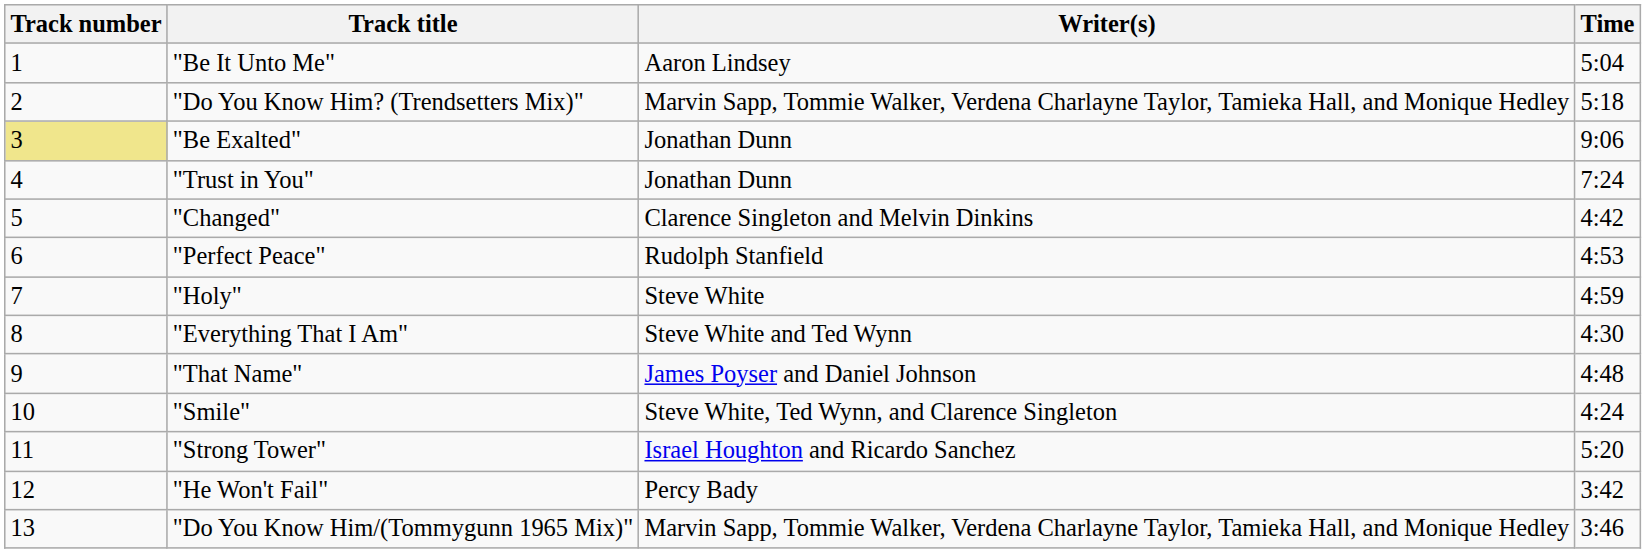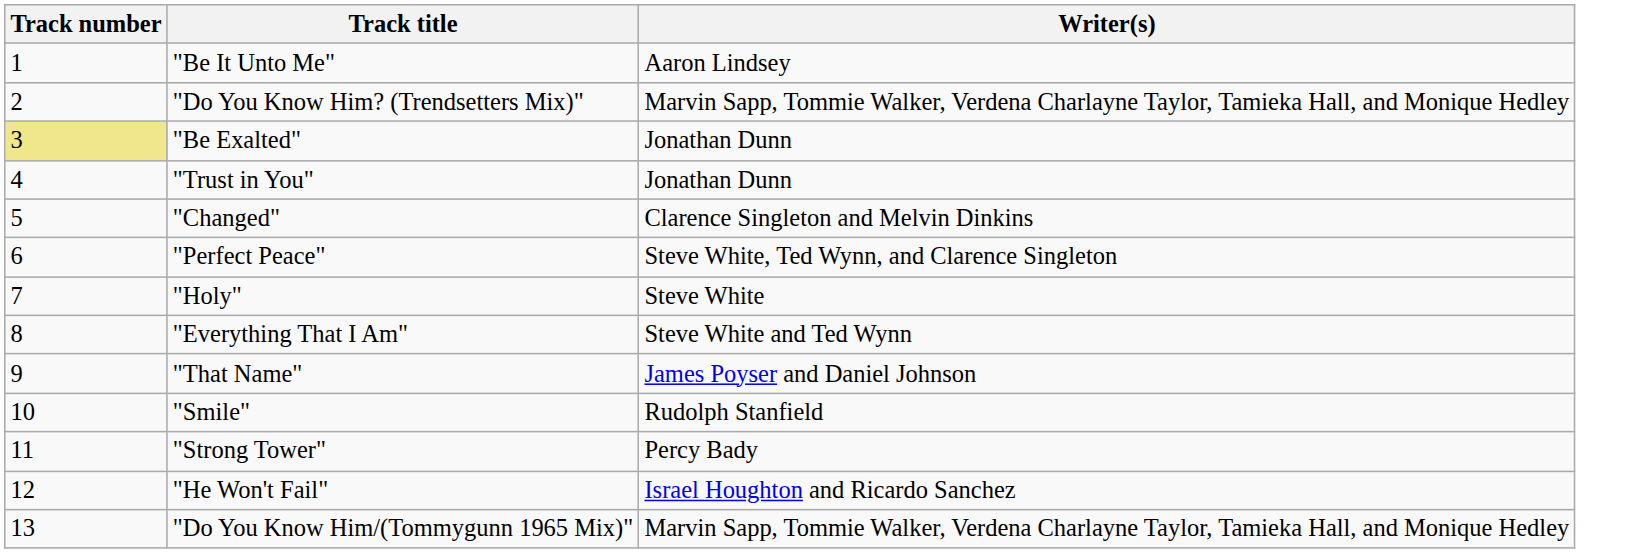- column: (1608, 23)
(734, 256) Rudolph Stanfield -> (881, 256) Steve White, Ted Wynn, and Clarence Singleton
(881, 412) Steve White, Ted Wynn, and Clarence Singleton -> (734, 412) Rudolph Stanfield
(830, 450) Israel Houghton and Ricardo Sanchez -> (701, 450) Percy Bady
(701, 489) Percy Bady -> (830, 489) Israel Houghton and Ricardo Sanchez
